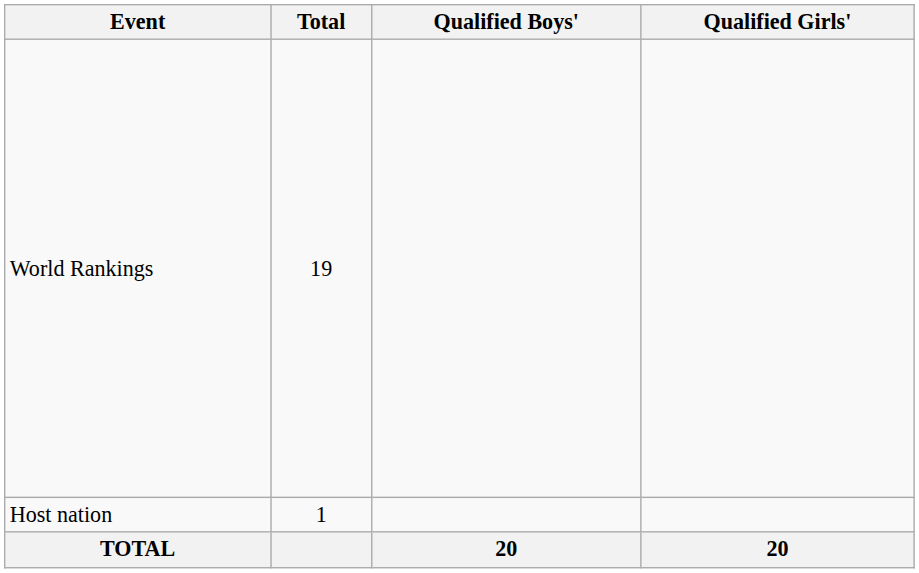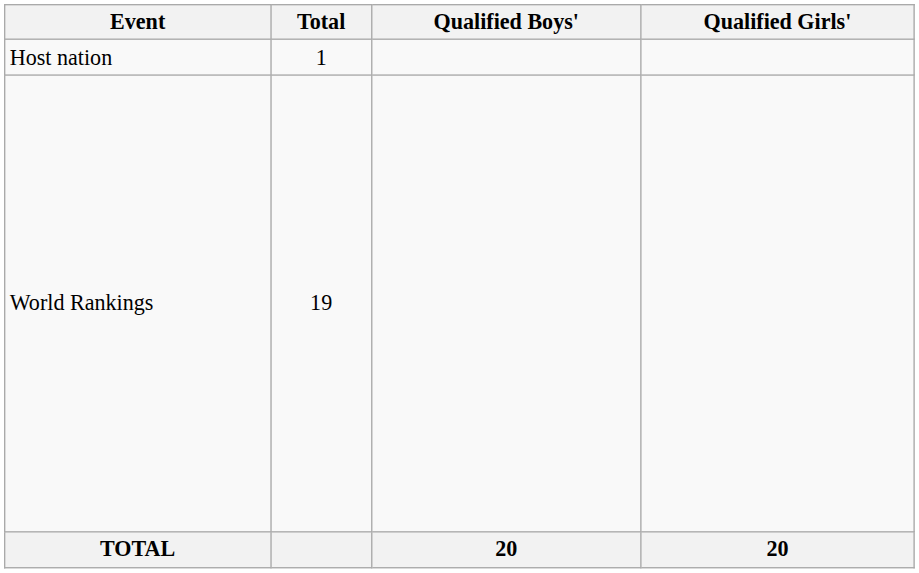rows swapped: (61, 514) <-> (82, 268)
